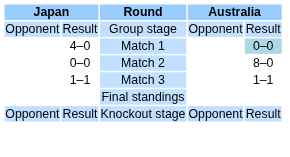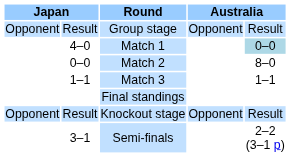+ row: (143, 137)
